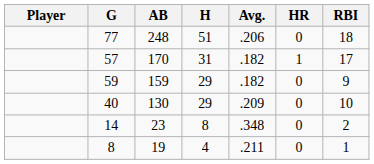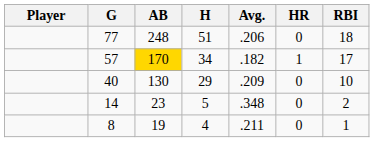(158, 59) no background -> (158, 59) gold background
(205, 59) 31 -> (205, 59) 34
- row: (111, 81)
(205, 125) 8 -> (205, 103) 5
